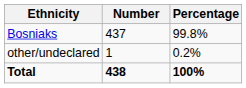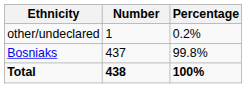rows swapped: (32, 33) <-> (53, 53)
